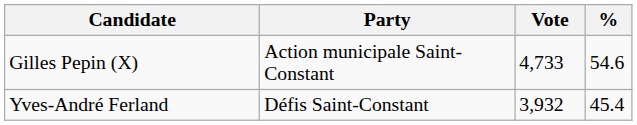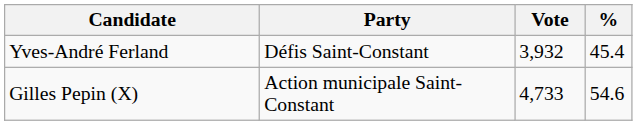rows swapped: (74, 62) <-> (89, 104)
